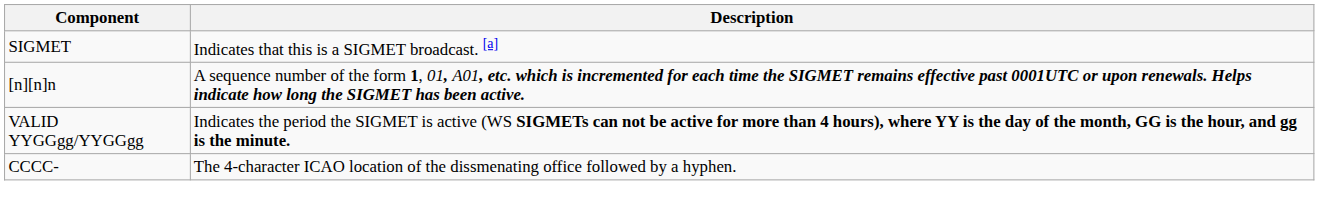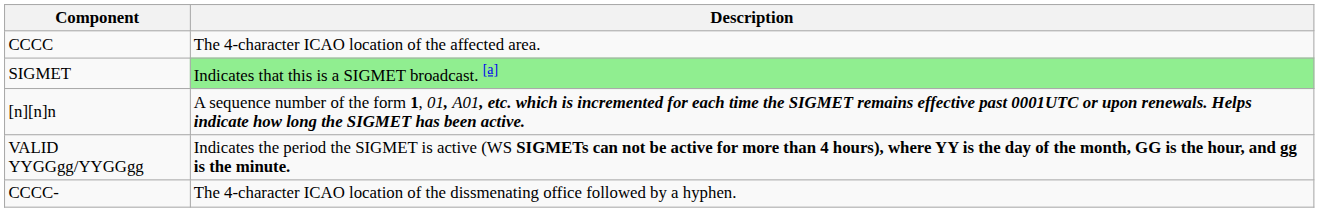+ row: (31, 44)
(346, 46) no background -> (346, 73) lightgreen background
